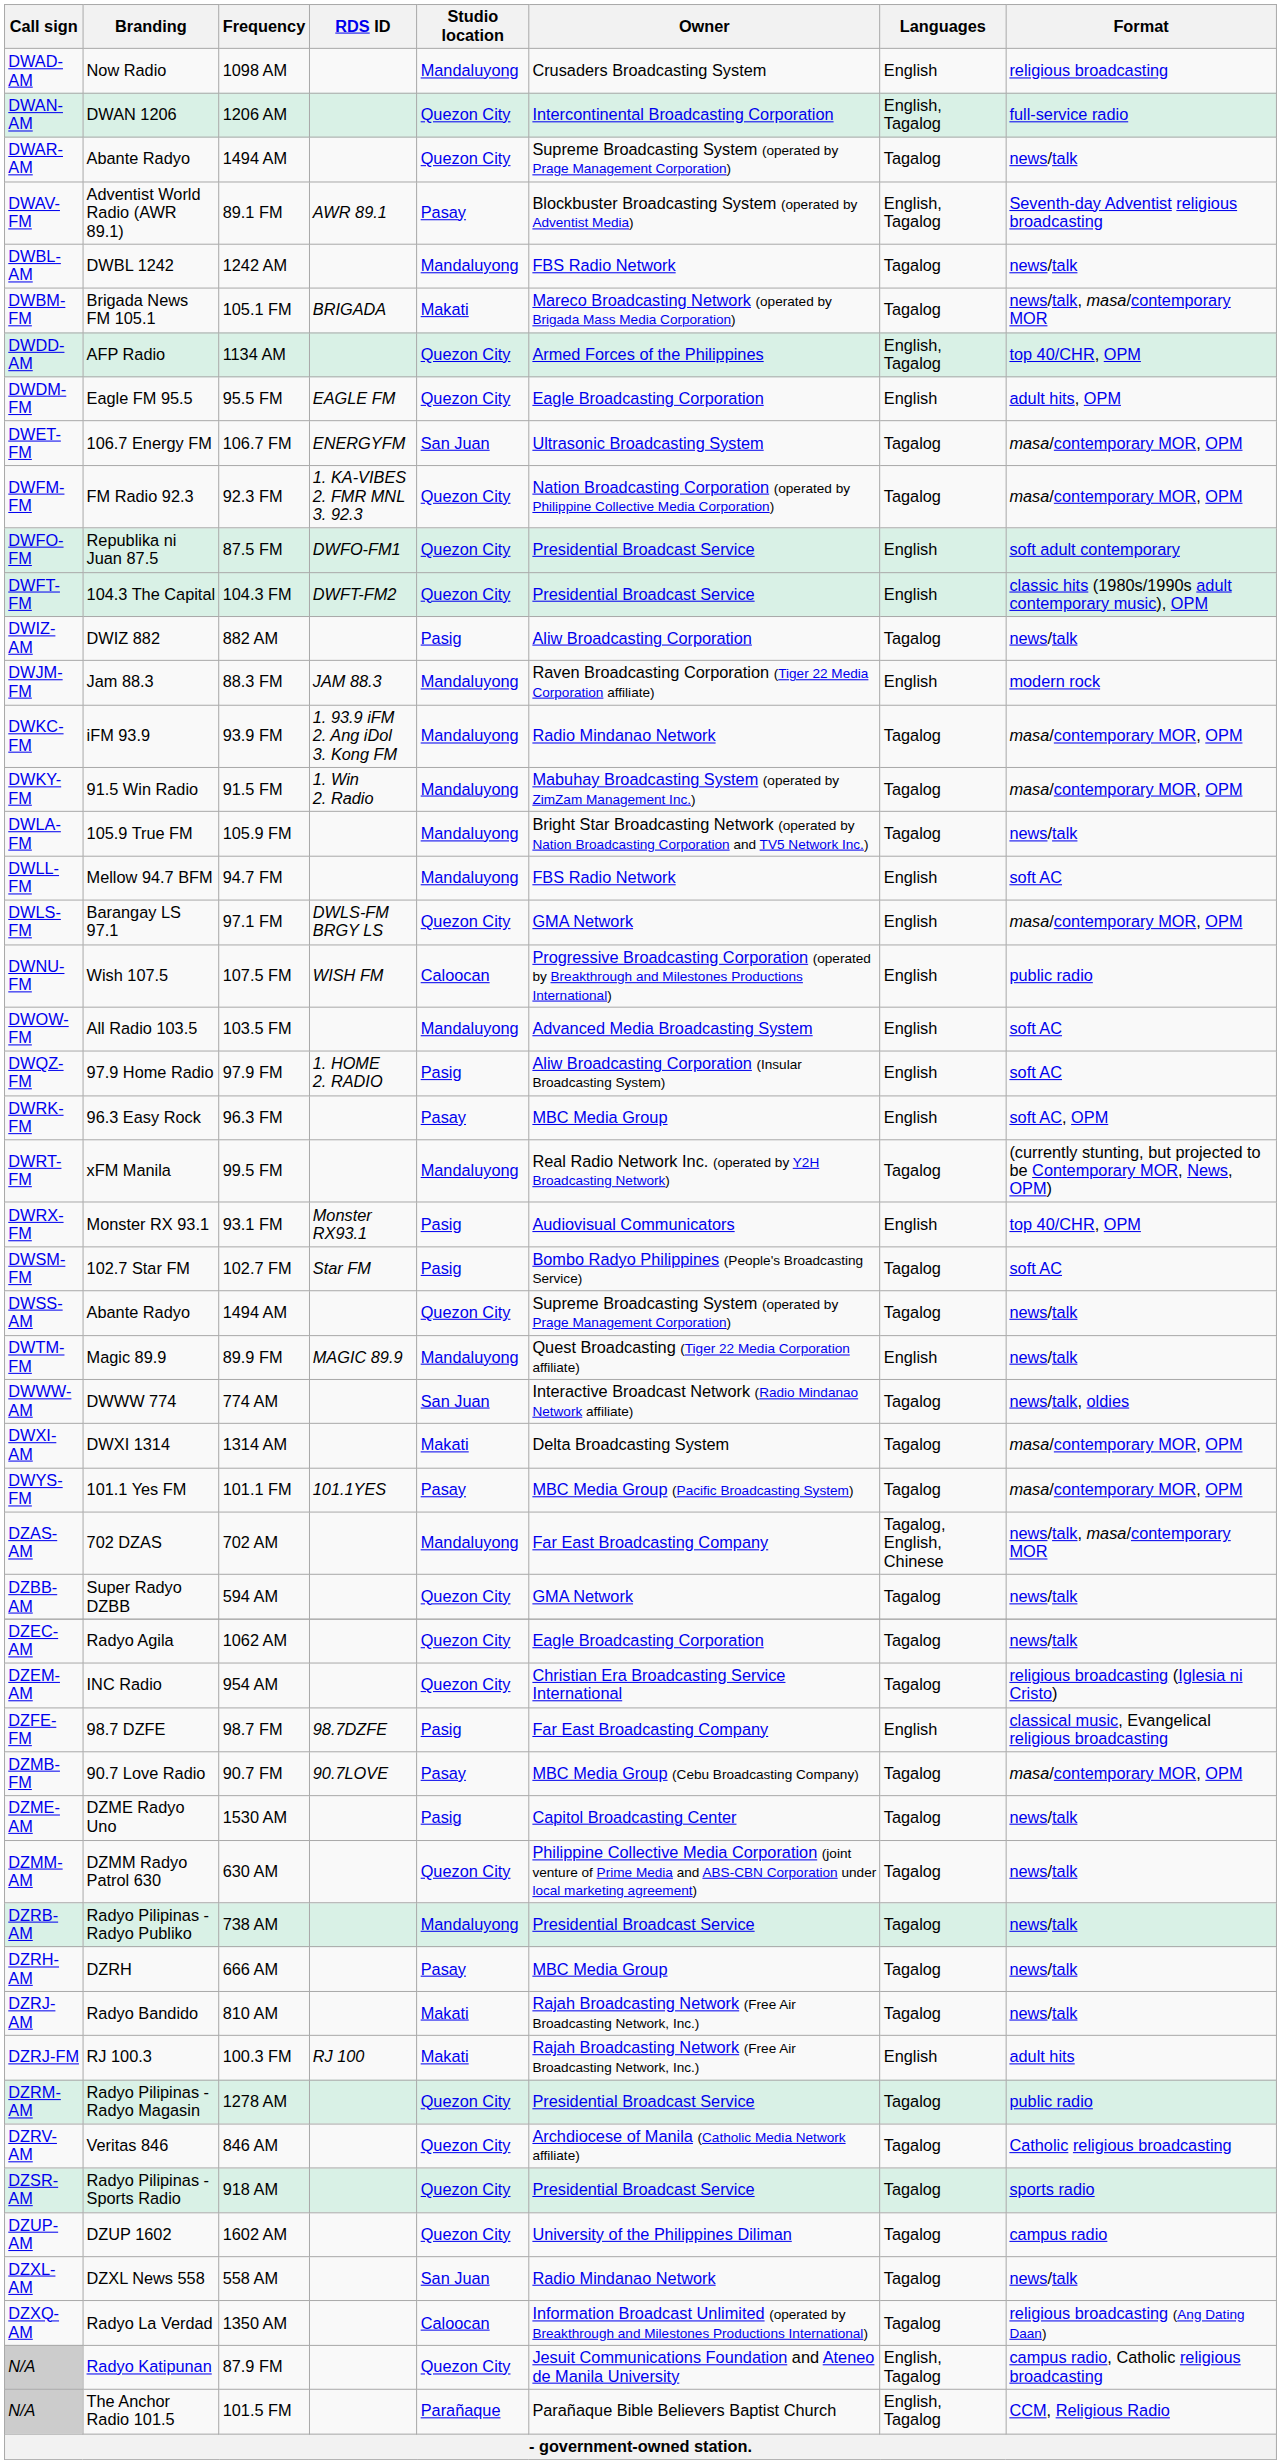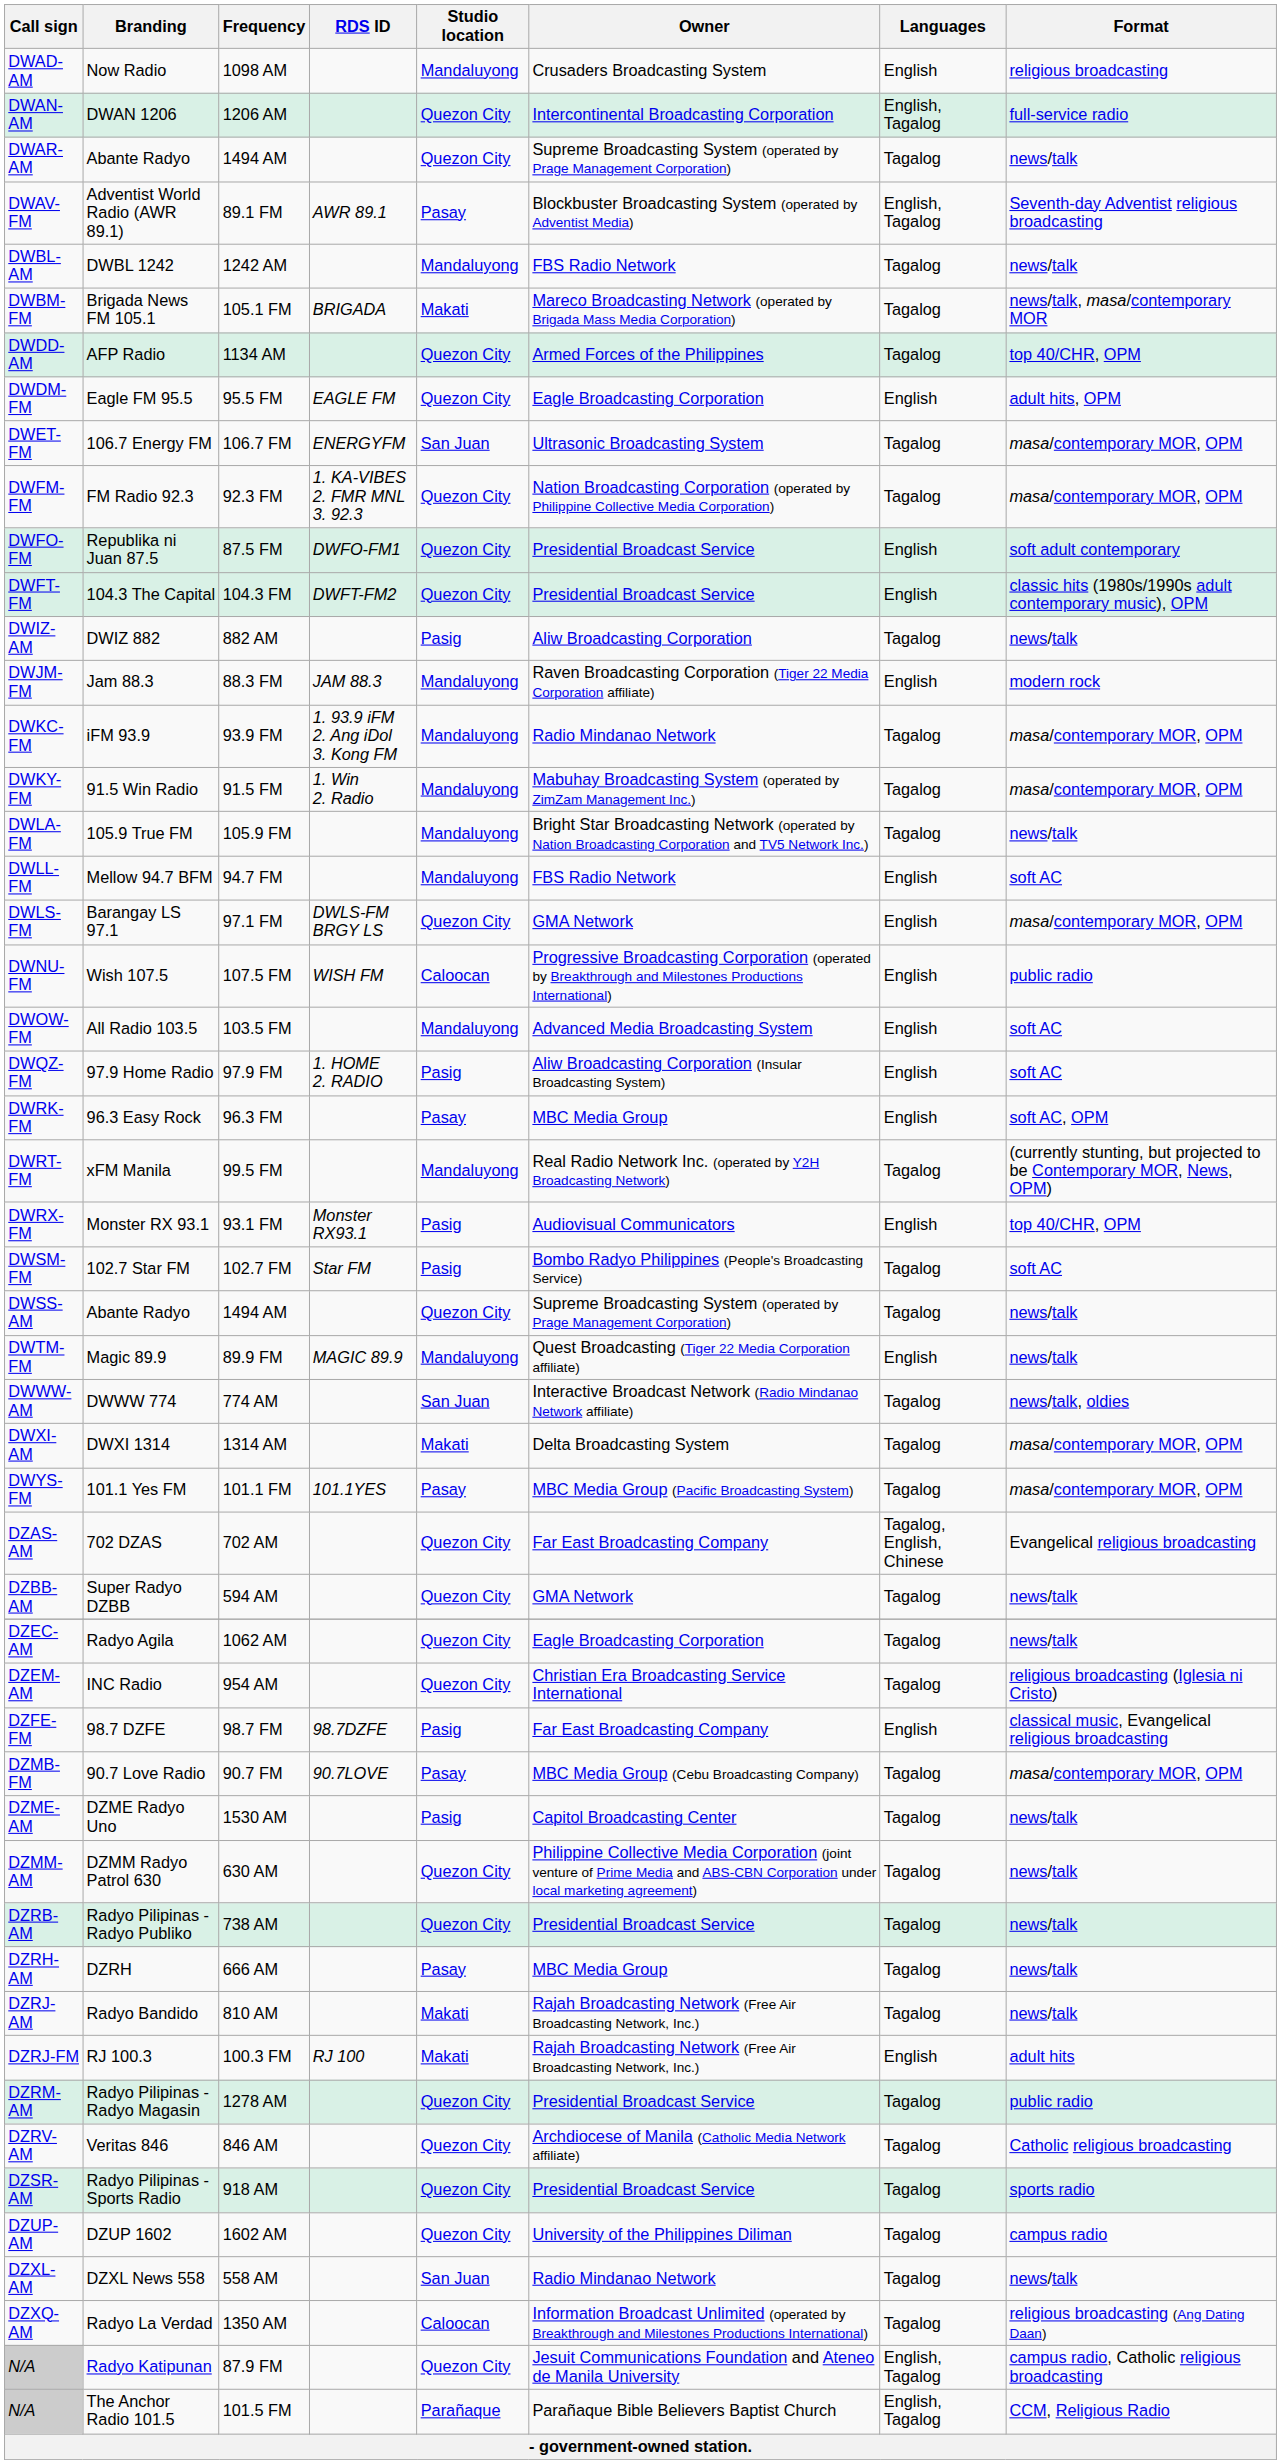(913, 354) English, Tagalog -> (912, 354) Tagalog
(470, 1543) Mandaluyong -> (466, 1543) Quezon City
(1120, 1543) news/talk, masa/contemporary MOR -> (1133, 1543) Evangelical religious broadcasting
(470, 1924) Mandaluyong -> (466, 1924) Quezon City
